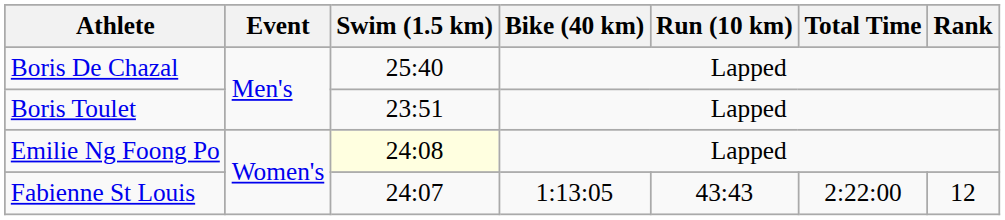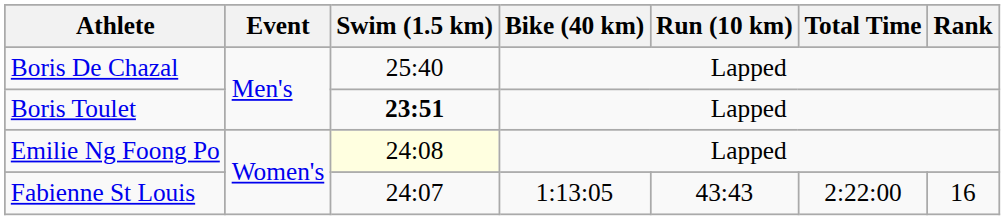(415, 109) normal -> (415, 109) bold
(963, 192) 12 -> (963, 192) 16
